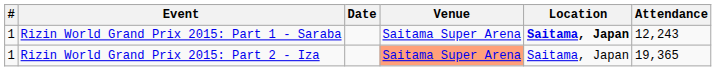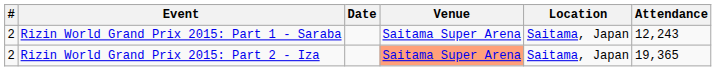(11, 35) 1 -> (11, 35) 2
(578, 35) bold -> (578, 35) normal
(11, 55) 1 -> (11, 55) 2
